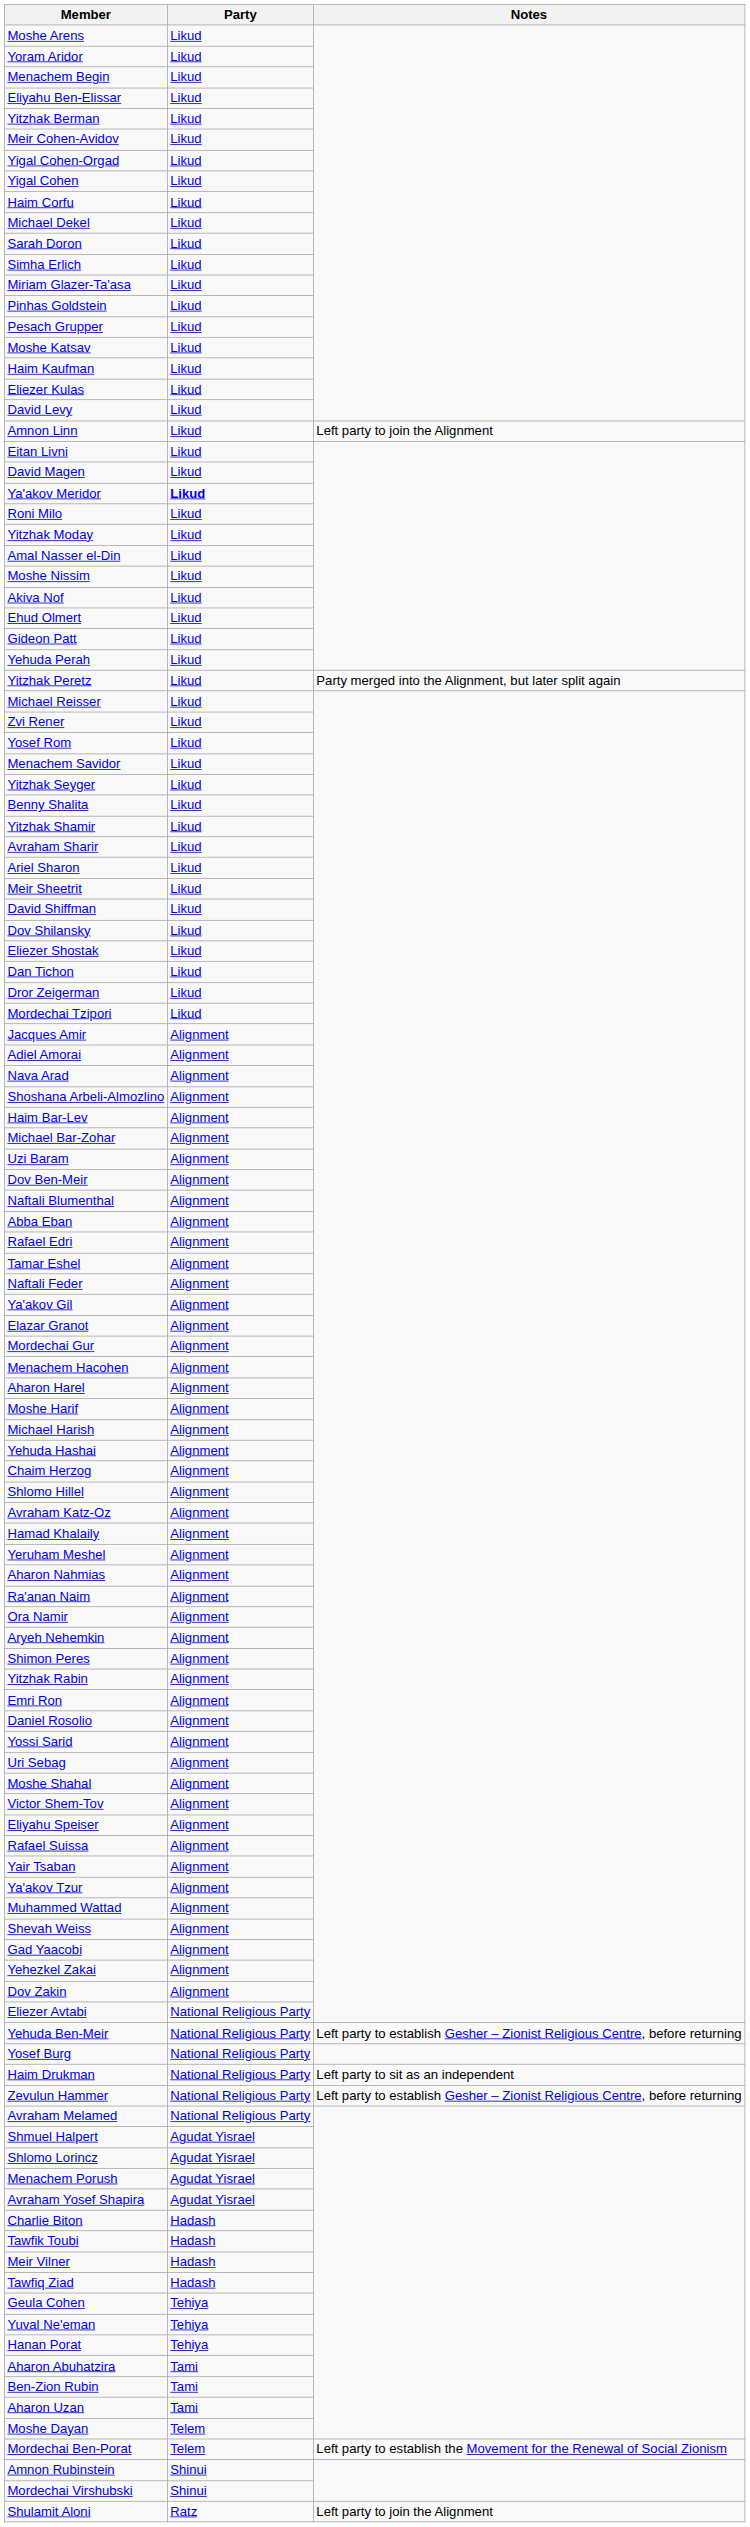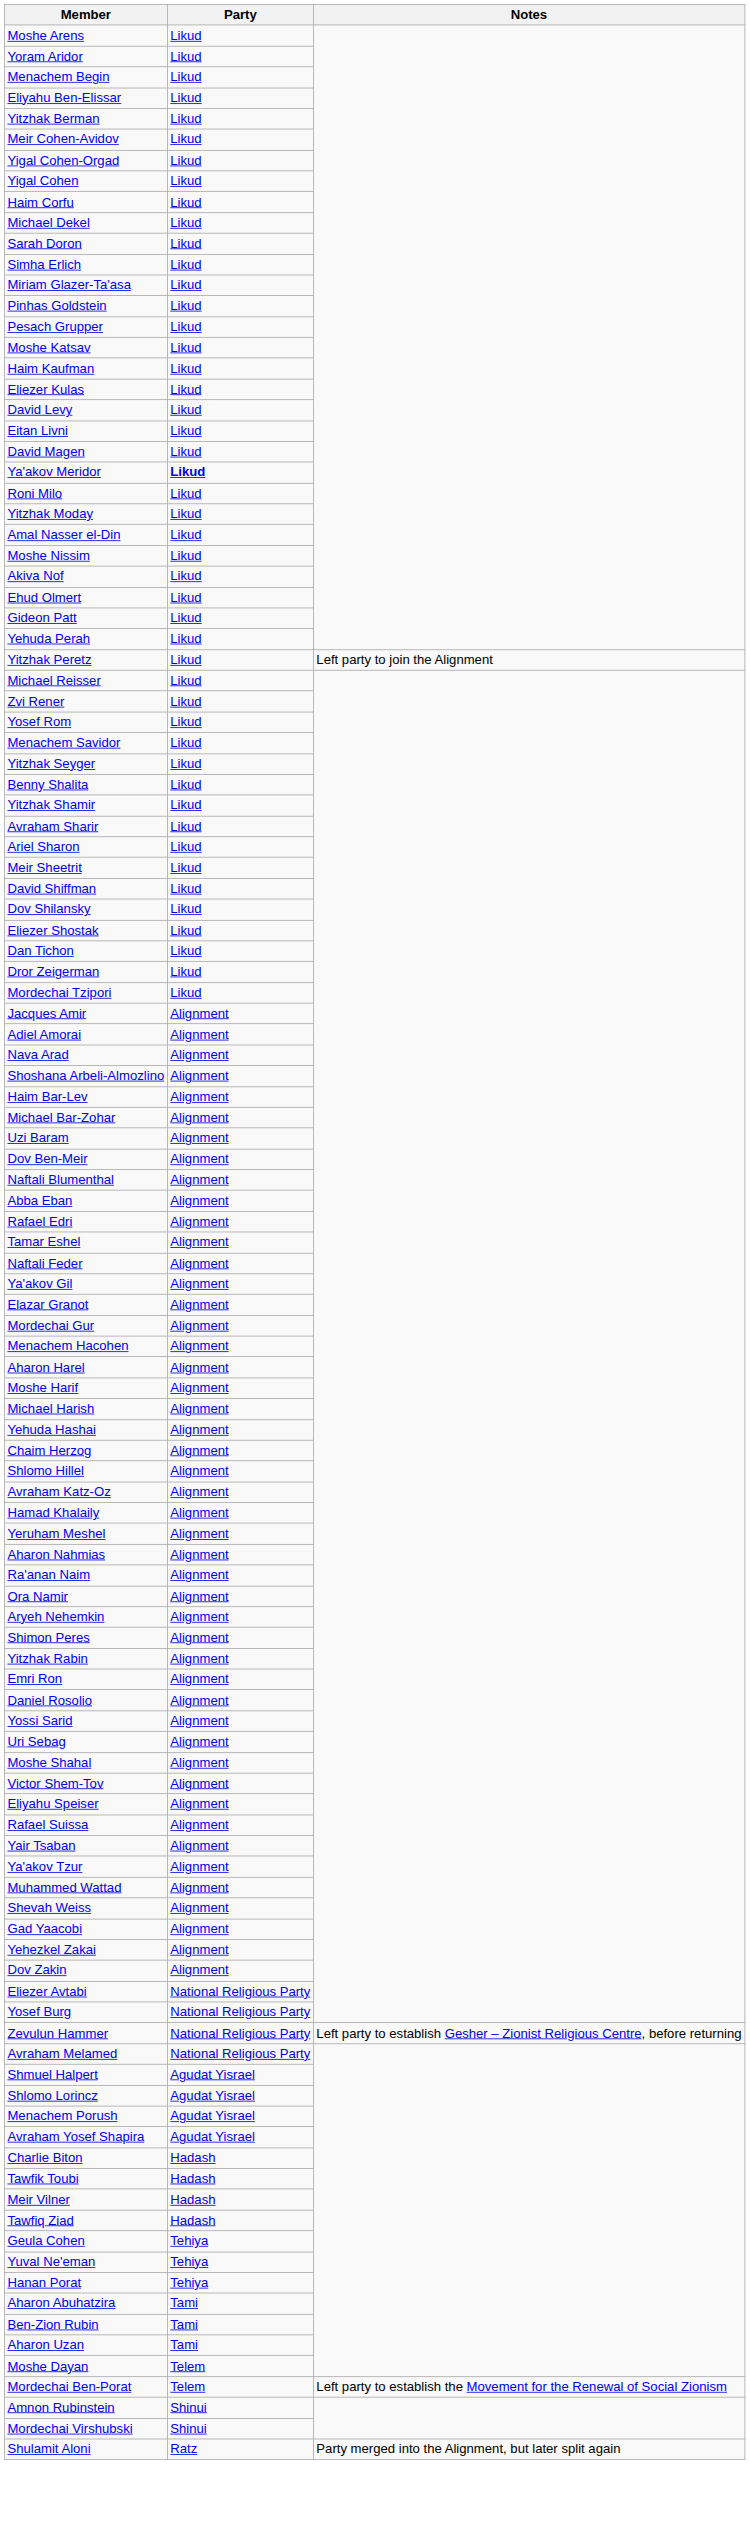- row: (42, 431)
(468, 680) Party merged into the Alignment, but later split again -> (405, 659) Left party to join the Alignment
- row: (58, 2033)
- row: (51, 2074)
(405, 2511) Left party to join the Alignment -> (468, 2449) Party merged into the Alignment, but later split again
